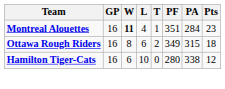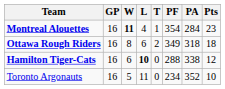(172, 28) 351 -> (172, 28) 354
(192, 44) 315 -> (192, 44) 318
(144, 60) normal -> (144, 60) bold
(172, 60) 280 -> (172, 60) 288
+ row: (44, 76)
